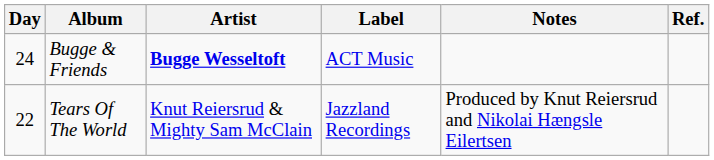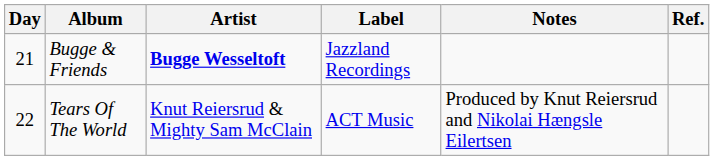(25, 59) 24 -> (25, 59) 21
(370, 59) ACT Music -> (368, 59) Jazzland Recordings
(368, 119) Jazzland Recordings -> (370, 119) ACT Music
